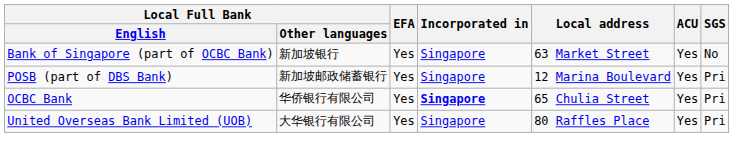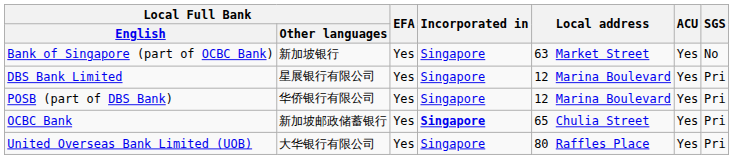+ row: (65, 77)
(333, 76) 新加坡邮政储蓄银行 -> (327, 99) 华侨银行有限公司
(327, 99) 华侨银行有限公司 -> (333, 121) 新加坡邮政储蓄银行
